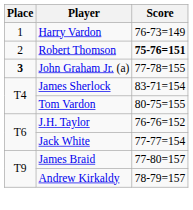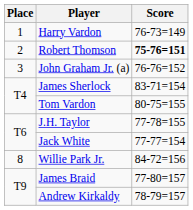(20, 68) bold -> (20, 68) normal
(160, 68) 77-78=155 -> (160, 68) 76-76=152
(160, 123) 76-76=152 -> (160, 123) 77-78=155
+ row: (71, 159)
